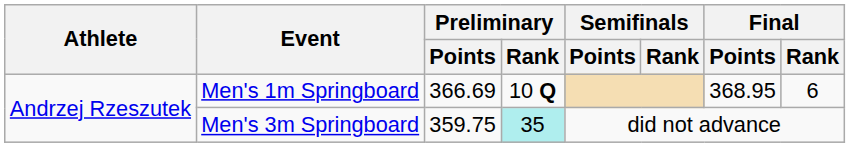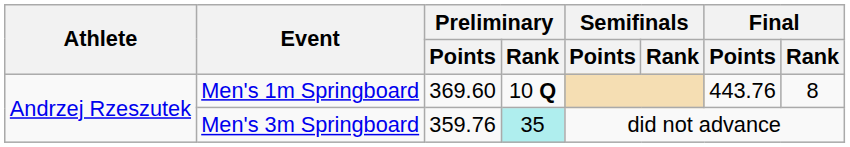(463, 91) 366.69 -> (463, 91) 369.60
(743, 91) 368.95 -> (743, 91) 443.76
(813, 91) 6 -> (813, 91) 8
(463, 125) 359.75 -> (463, 125) 359.76
